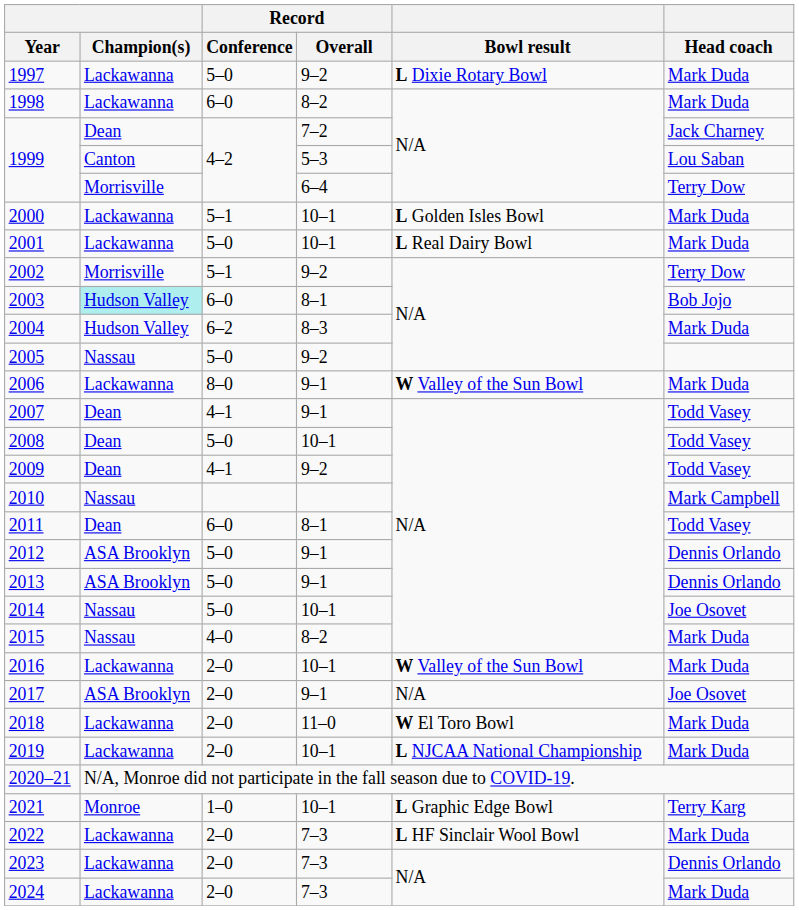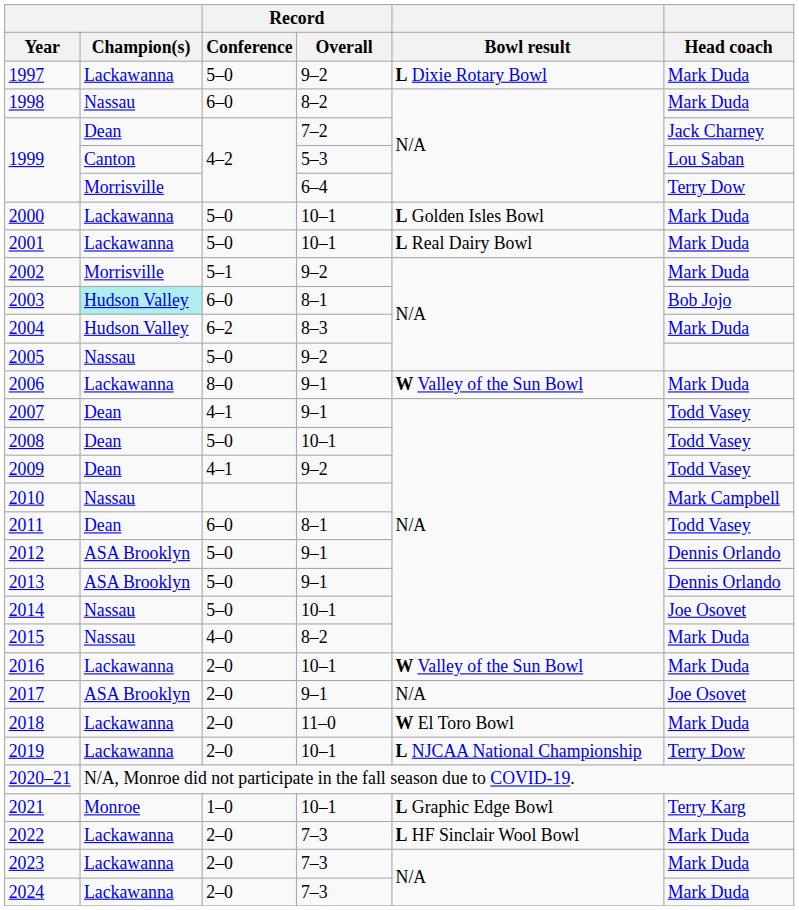(129, 103) Lackawanna -> (110, 103) Nassau
(220, 215) 5–1 -> (220, 215) 5–0
(706, 272) Terry Dow -> (708, 272) Mark Duda
(708, 750) Mark Duda -> (706, 750) Terry Dow
(724, 863) Dennis Orlando -> (708, 863) Mark Duda
